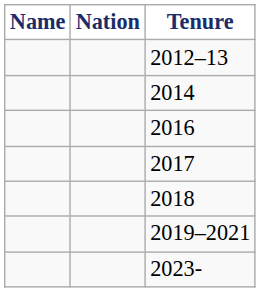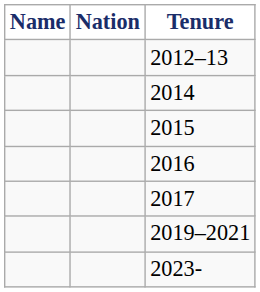+ row: (172, 127)
- row: (172, 198)
